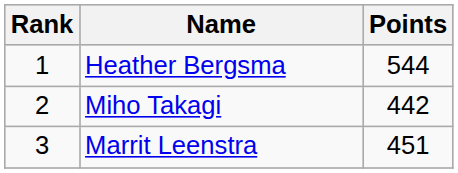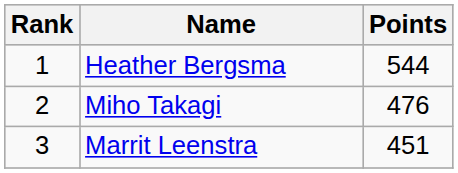(408, 106) 442 -> (408, 106) 476
